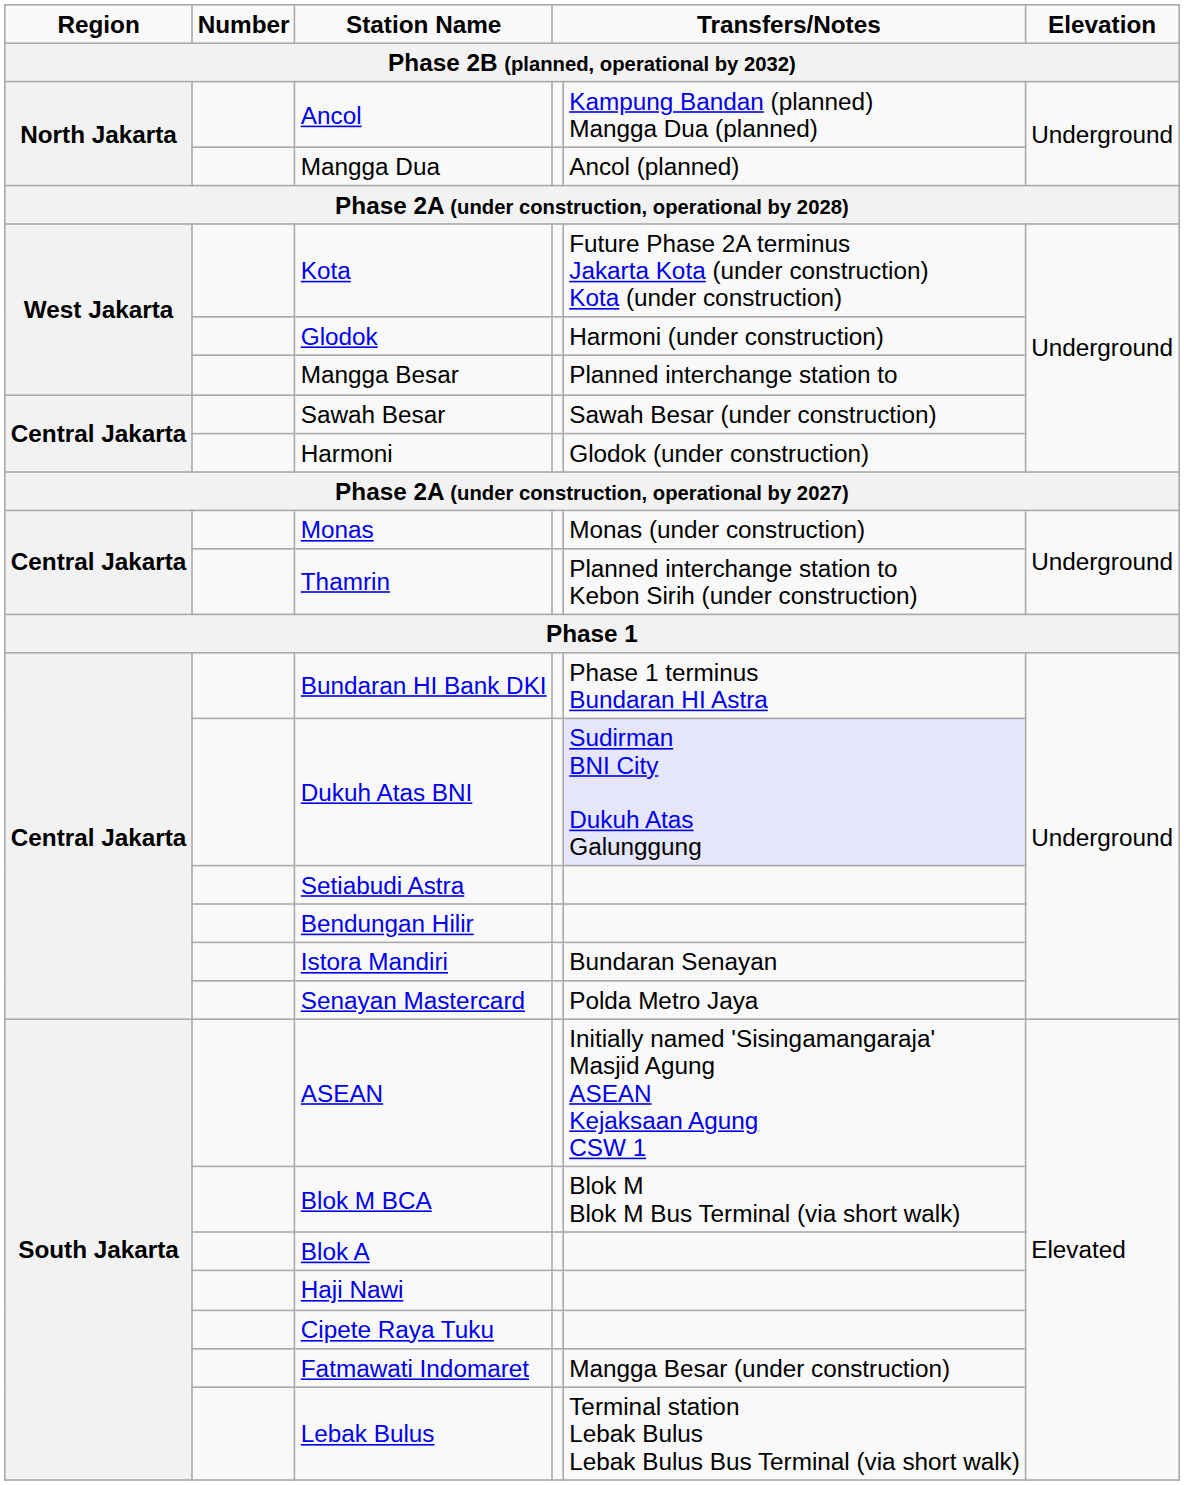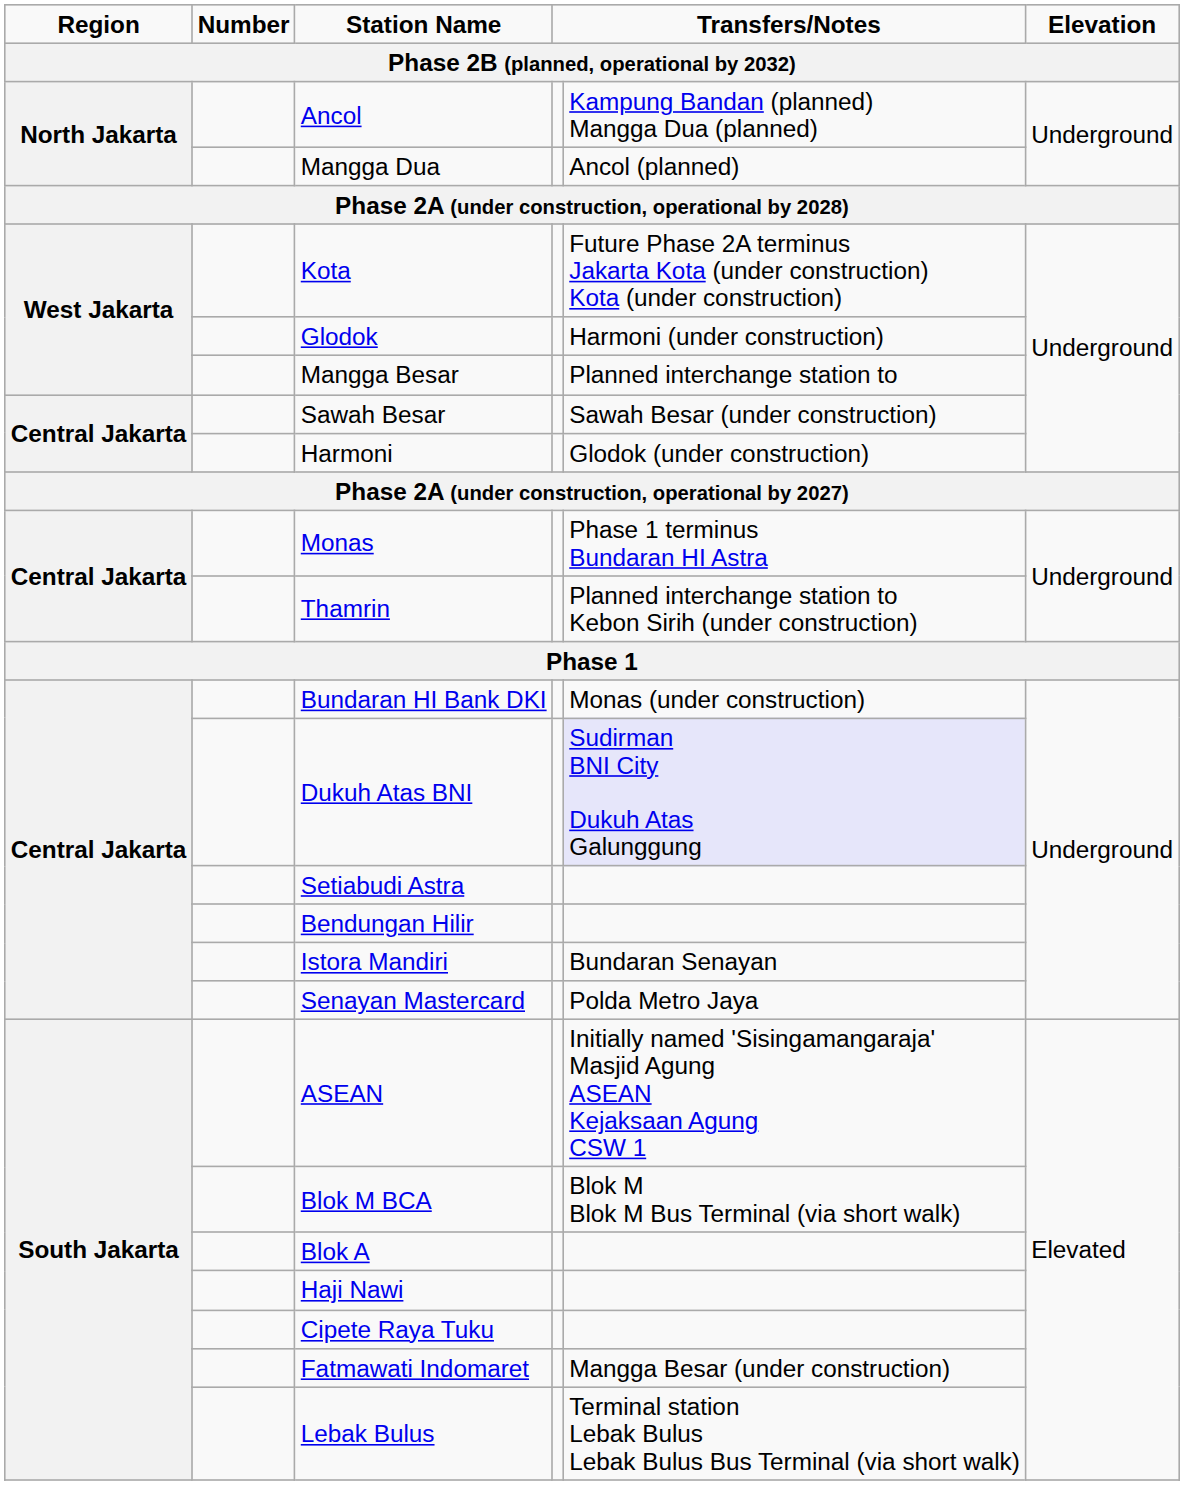(717, 529) Monas (under construction) -> (669, 543) Phase 1 terminus Bundaran HI Astra
(669, 686) Phase 1 terminus Bundaran HI Astra -> (717, 699) Monas (under construction)
